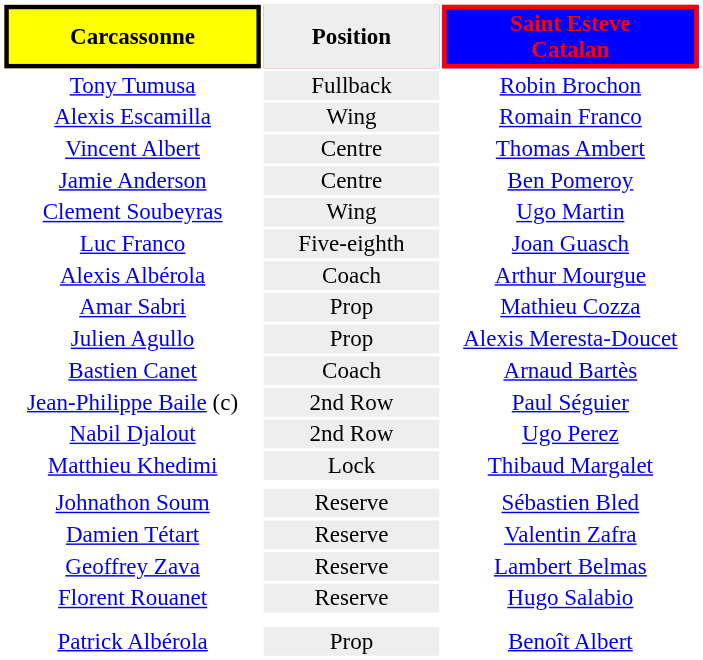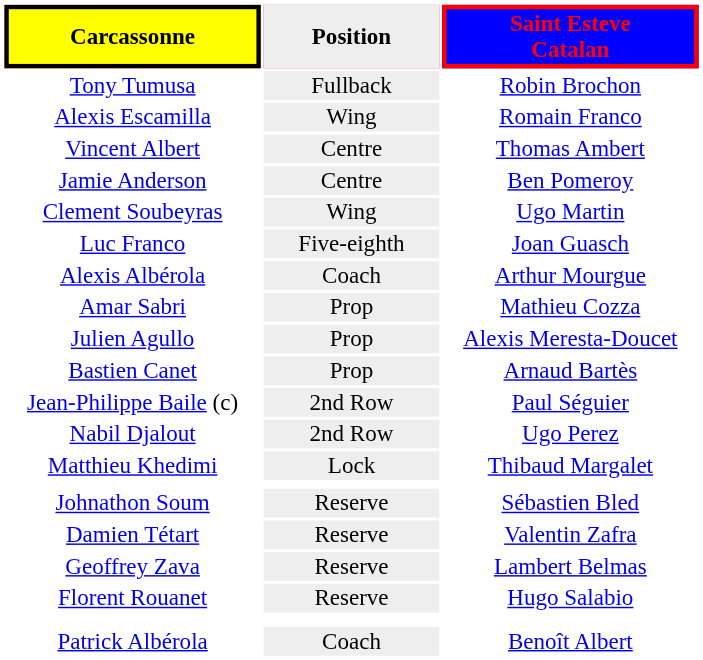(351, 370) Coach -> (351, 370) Prop
(351, 641) Prop -> (351, 641) Coach
